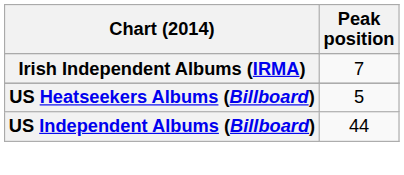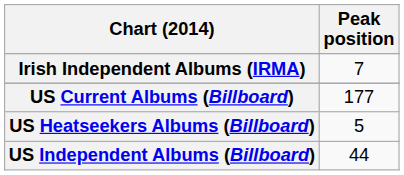+ row: (162, 97)
